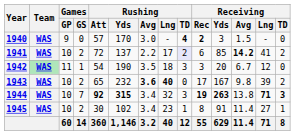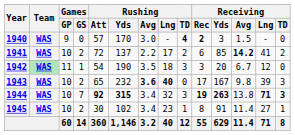(185, 53) lavender background -> (185, 53) no background
(283, 81) 2 -> (283, 81) 3
